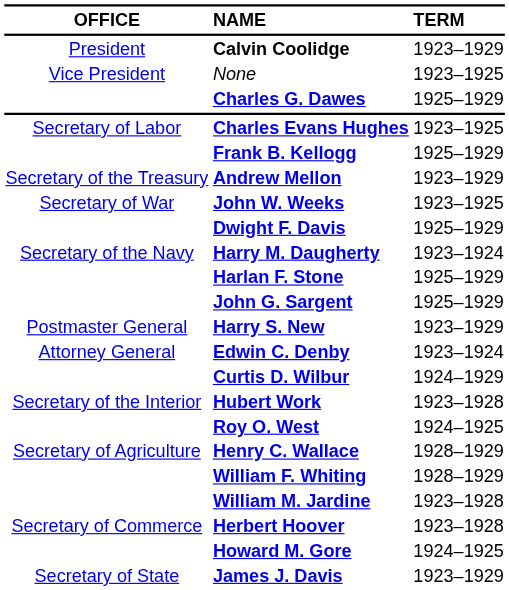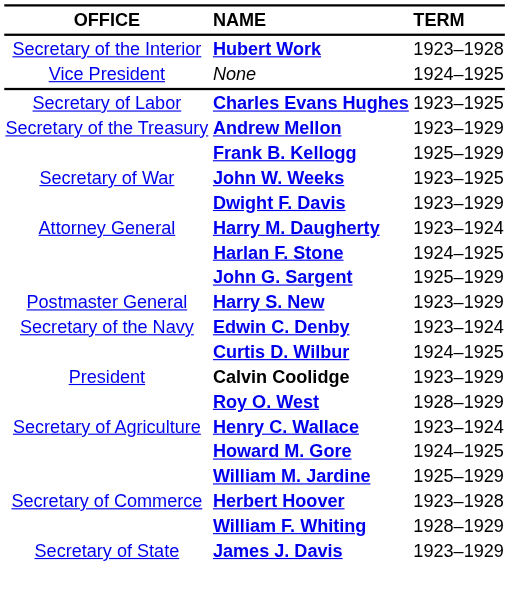rows swapped: (281, 49) <-> (267, 401)
(459, 74) 1923–1925 -> (459, 74) 1924–1925
- row: (289, 99)
rows swapped: (285, 153) <-> (277, 178)
(459, 227) 1925–1929 -> (459, 203) 1923–1929
(107, 252) Secretary of the Navy -> (107, 227) Attorney General
(459, 277) 1925–1929 -> (459, 252) 1924–1925
(107, 352) Attorney General -> (107, 327) Secretary of the Navy
(459, 377) 1924–1929 -> (459, 352) 1924–1925
(459, 426) 1924–1925 -> (459, 401) 1928–1929
(459, 451) 1928–1929 -> (459, 426) 1923–1924
rows swapped: (282, 551) <-> (290, 476)
(459, 501) 1923–1928 -> (459, 476) 1925–1929
